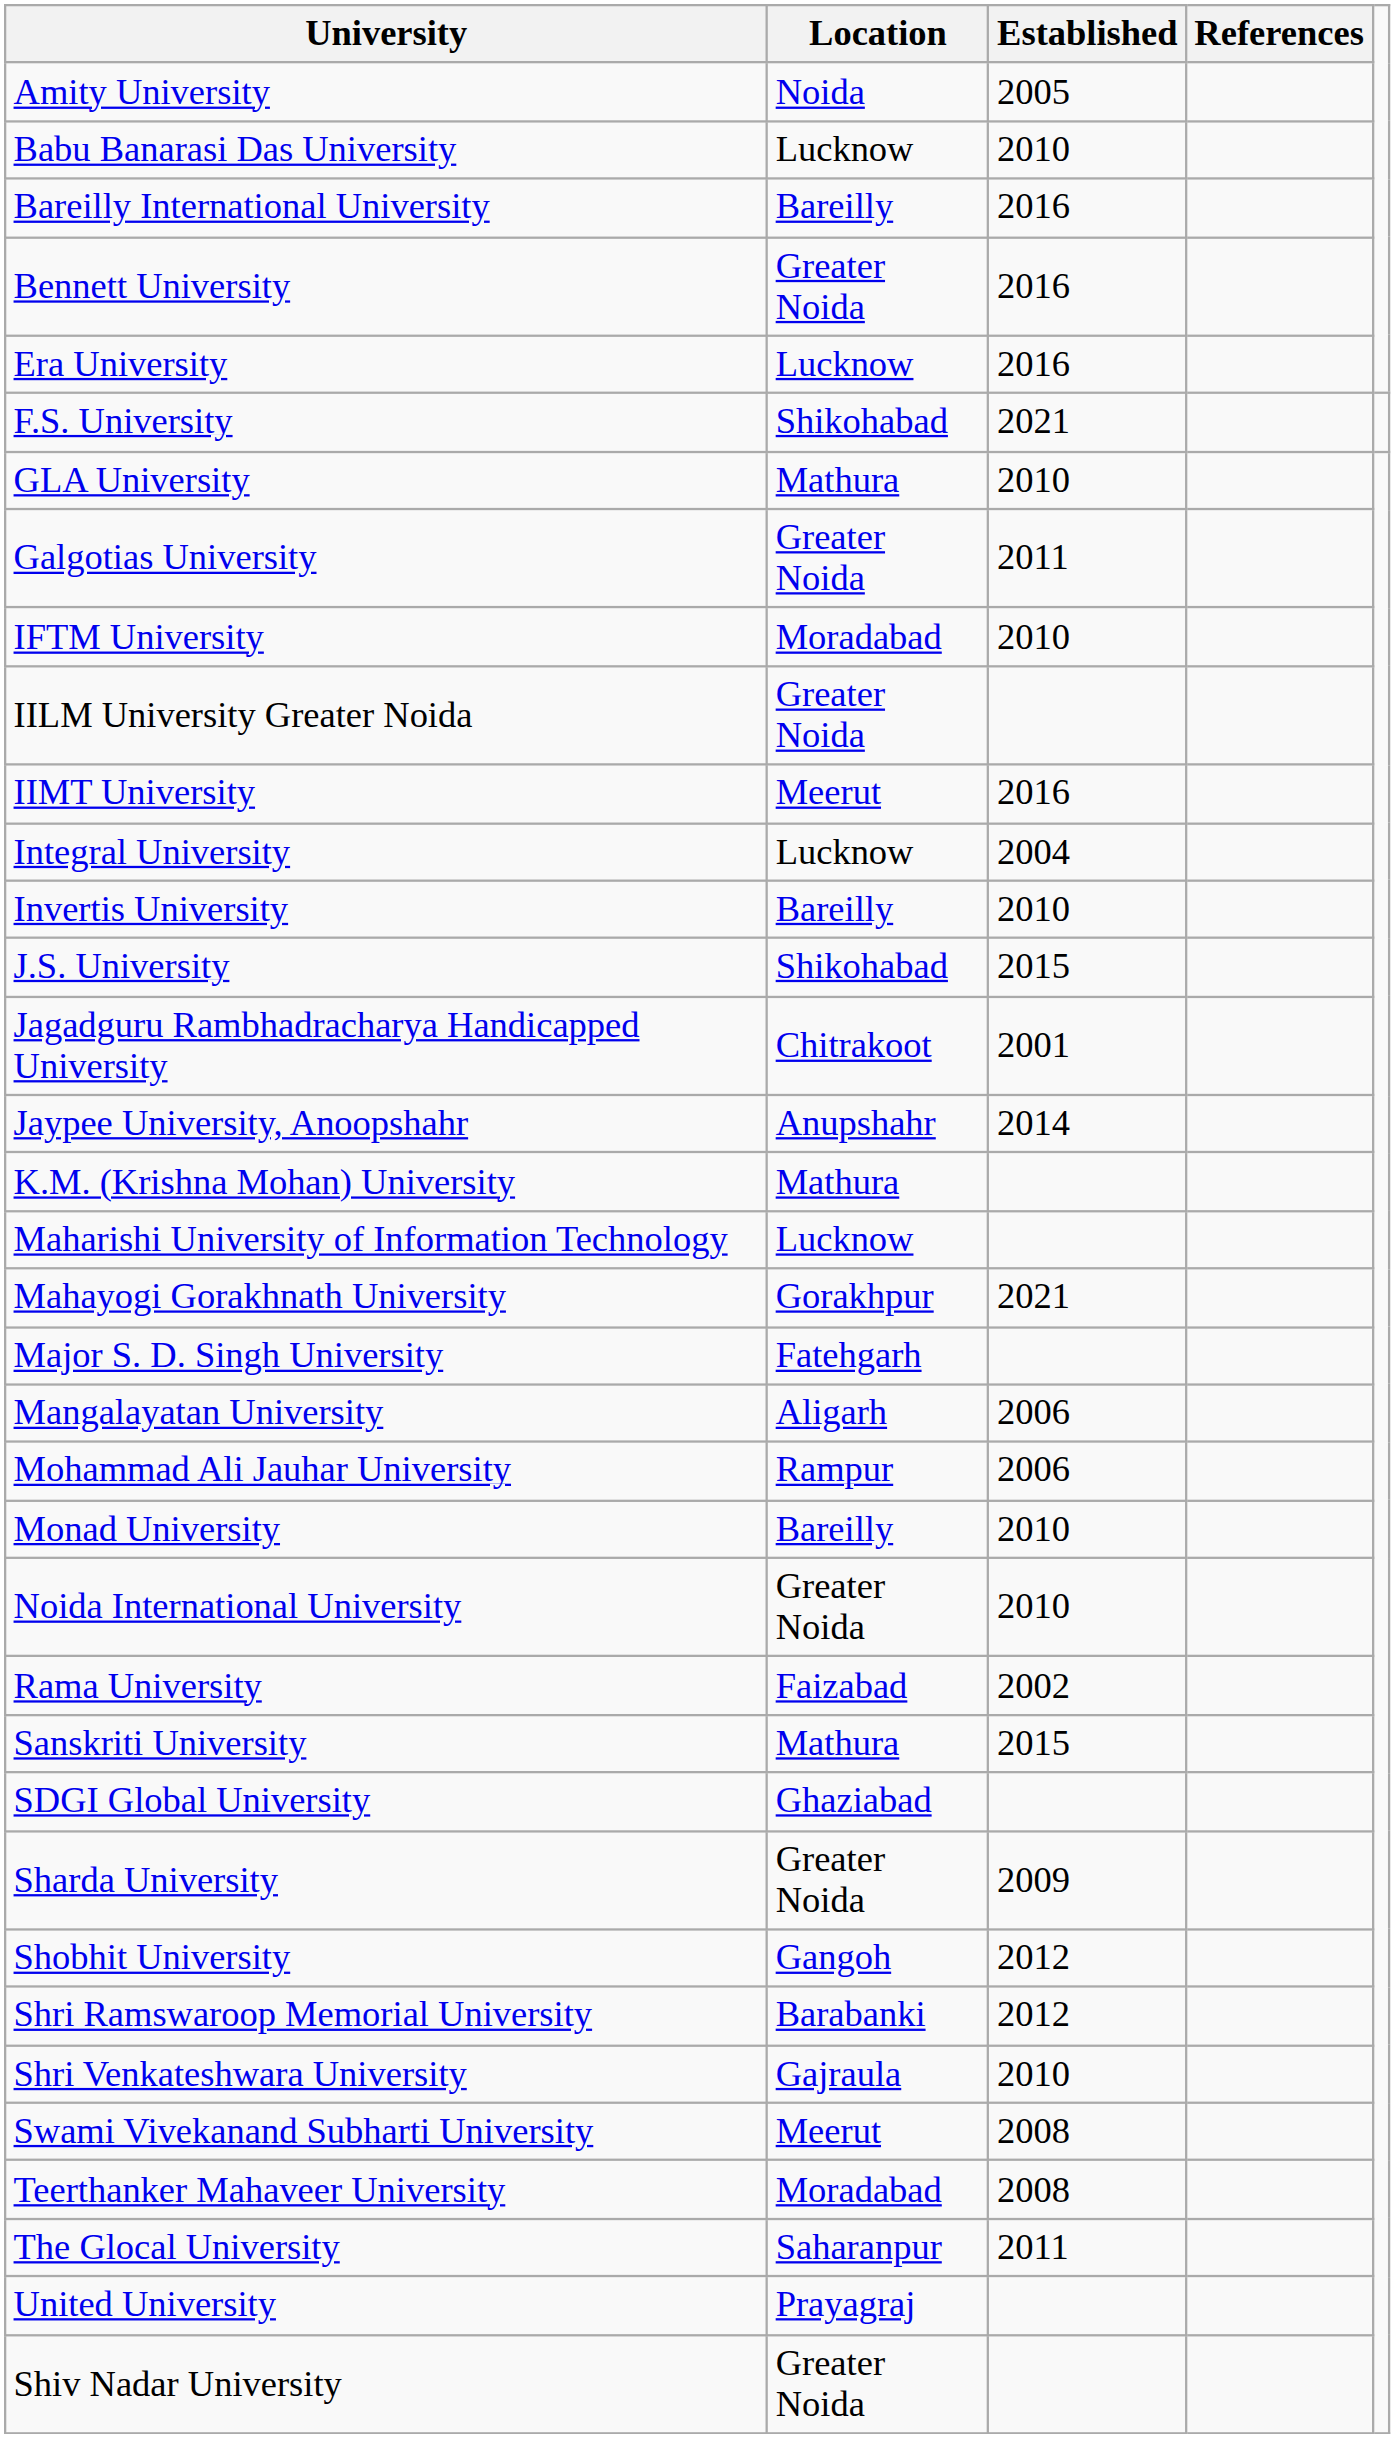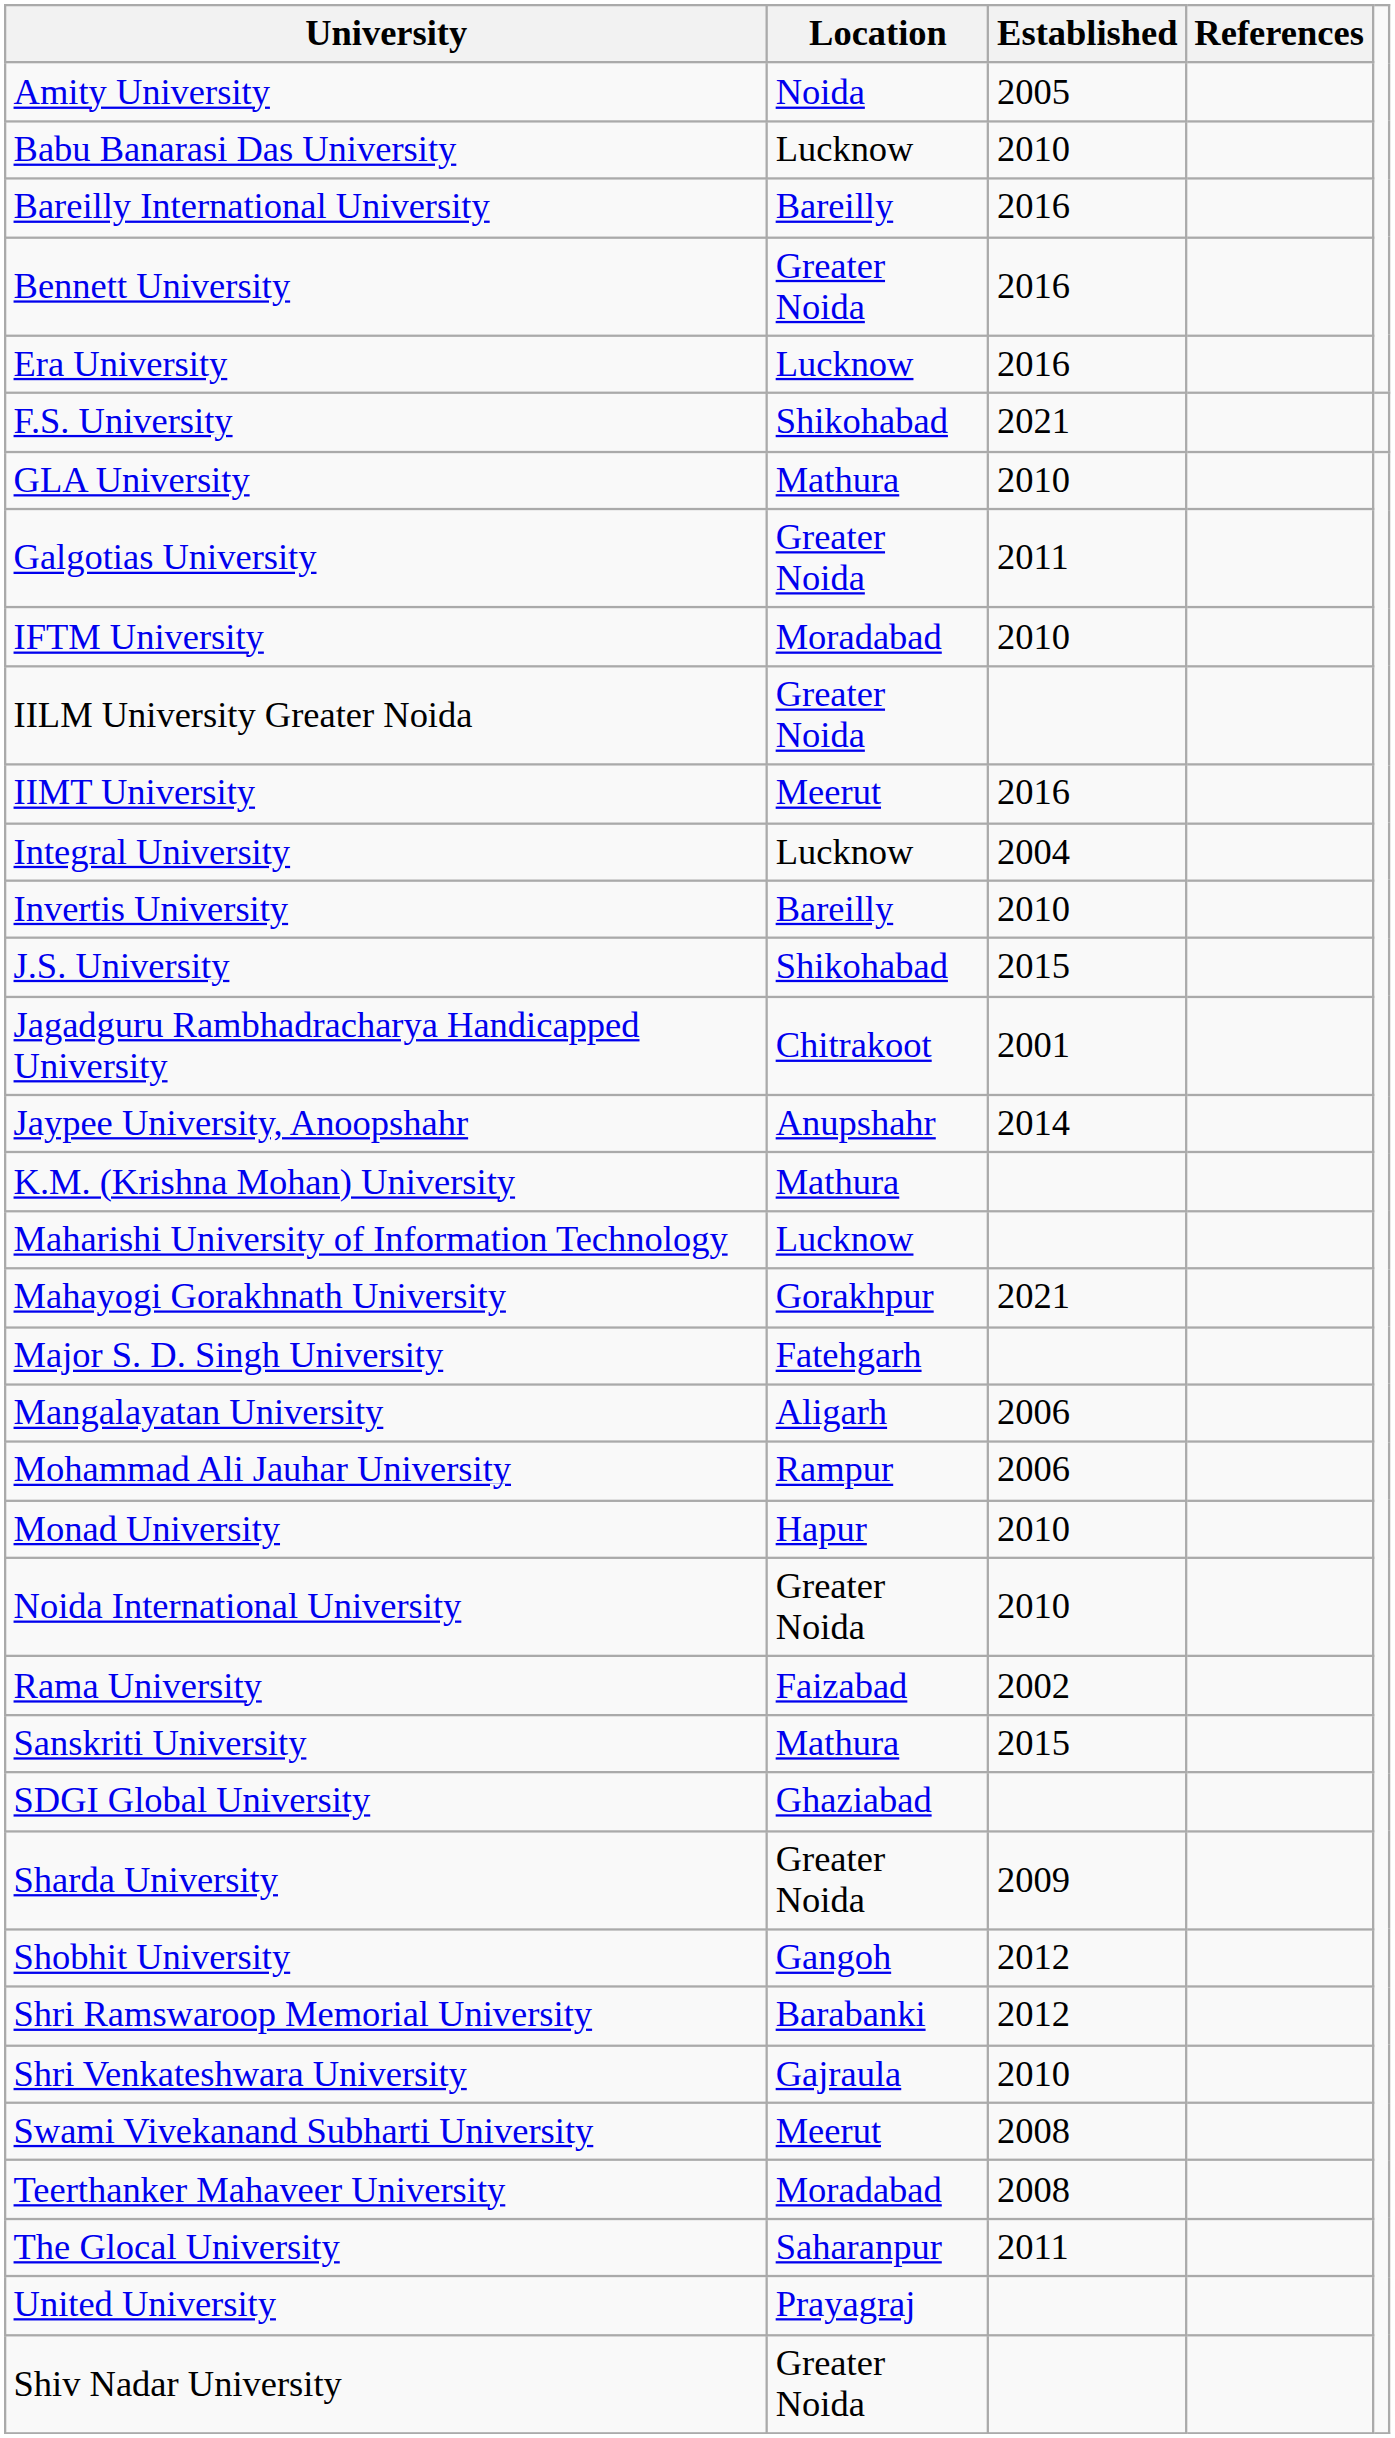(834, 1528) Bareilly -> (821, 1528) Hapur
